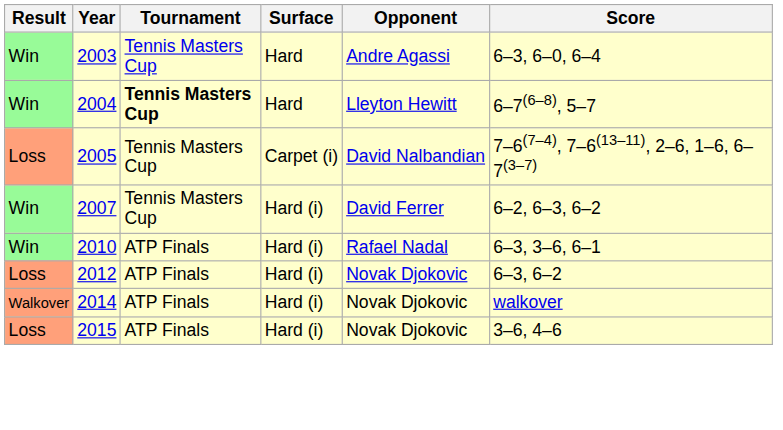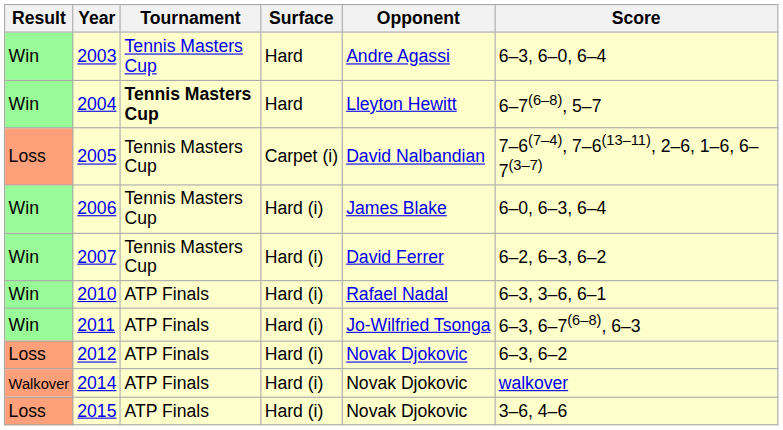+ row: (97, 208)
+ row: (96, 324)
